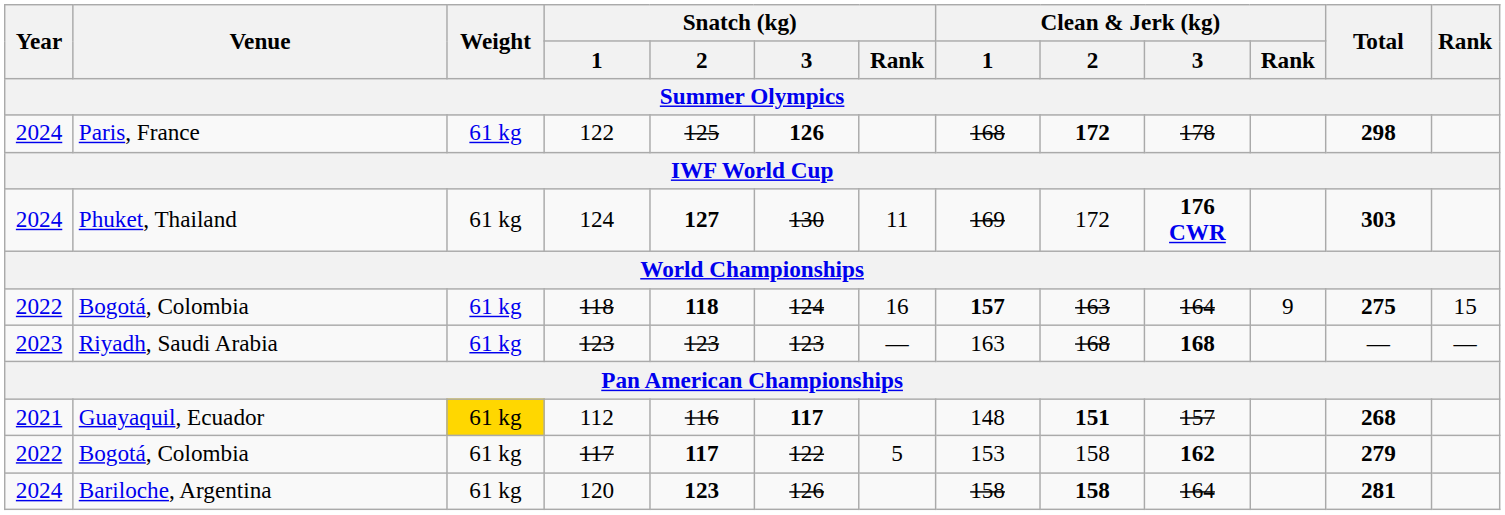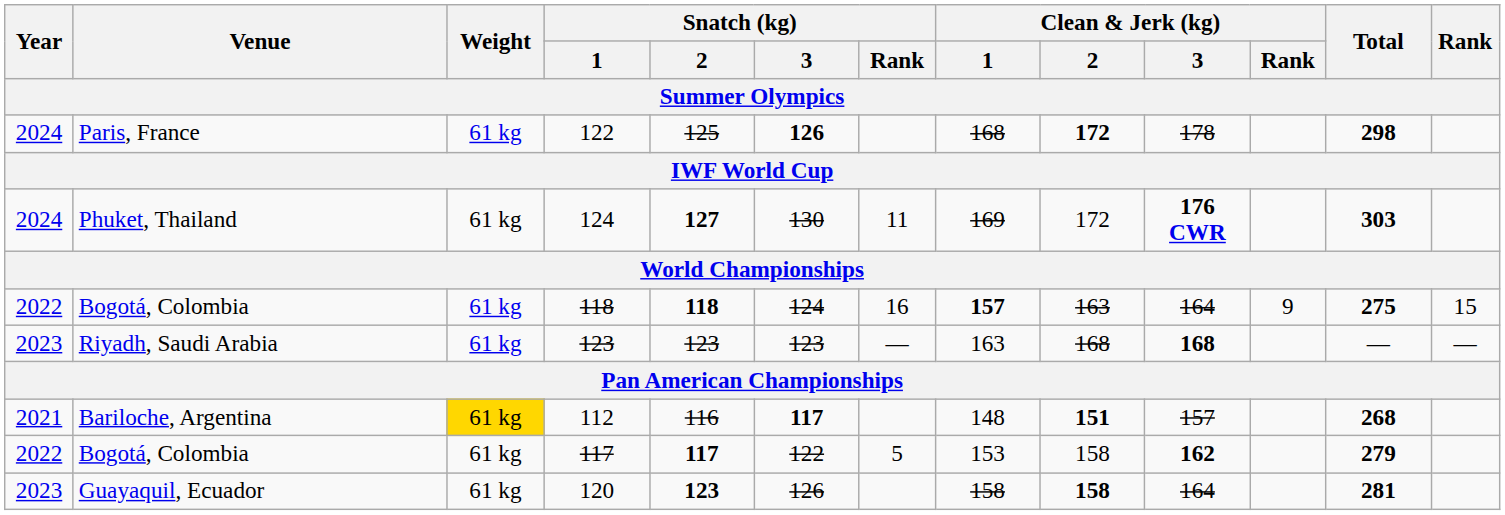(172, 416) Guayaquil, Ecuador -> (175, 416) Bariloche, Argentina
(39, 490) 2024 -> (39, 490) 2023
(175, 490) Bariloche, Argentina -> (172, 490) Guayaquil, Ecuador
